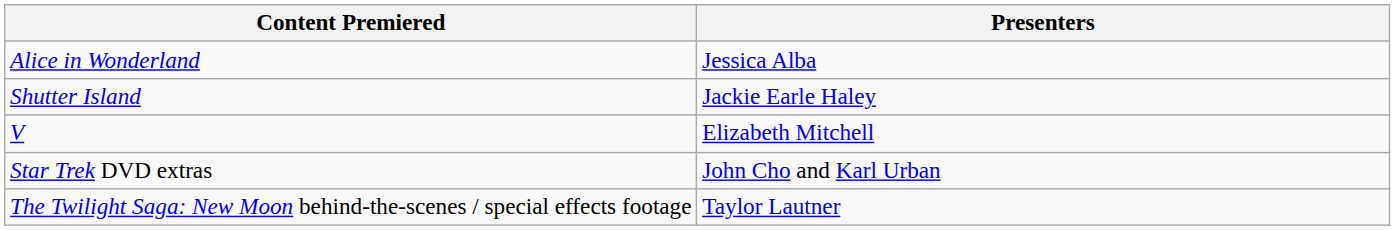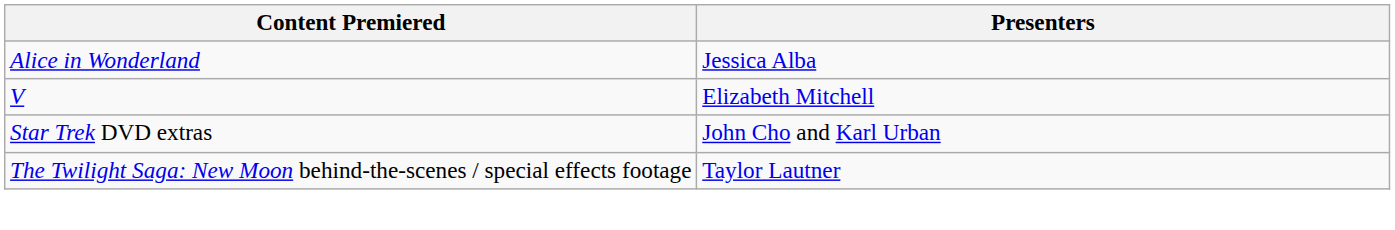- row: (75, 96)
